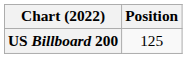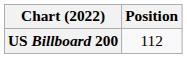(152, 41) 125 -> (152, 41) 112
